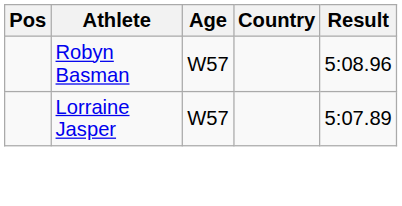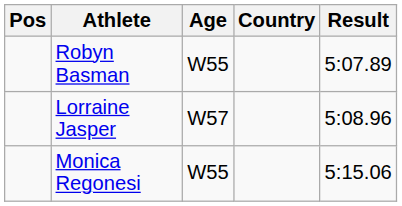(208, 63) W57 -> (208, 63) W55
(358, 63) 5:08.96 -> (358, 63) 5:07.89
(358, 118) 5:07.89 -> (358, 118) 5:08.96
+ row: (98, 173)
